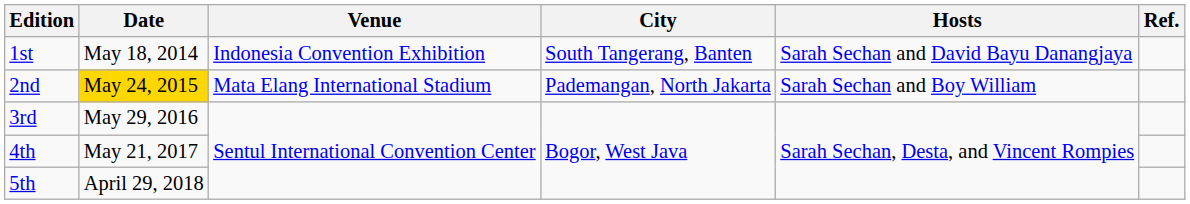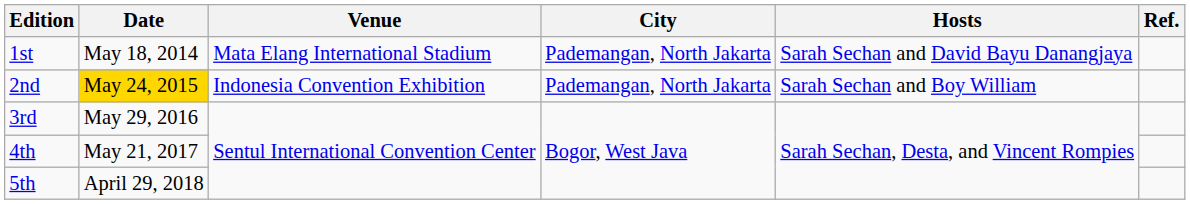(349, 53) Indonesia Convention Exhibition -> (352, 53) Mata Elang International Stadium
(649, 53) South Tangerang, Banten -> (658, 53) Pademangan, North Jakarta
(352, 85) Mata Elang International Stadium -> (349, 85) Indonesia Convention Exhibition
